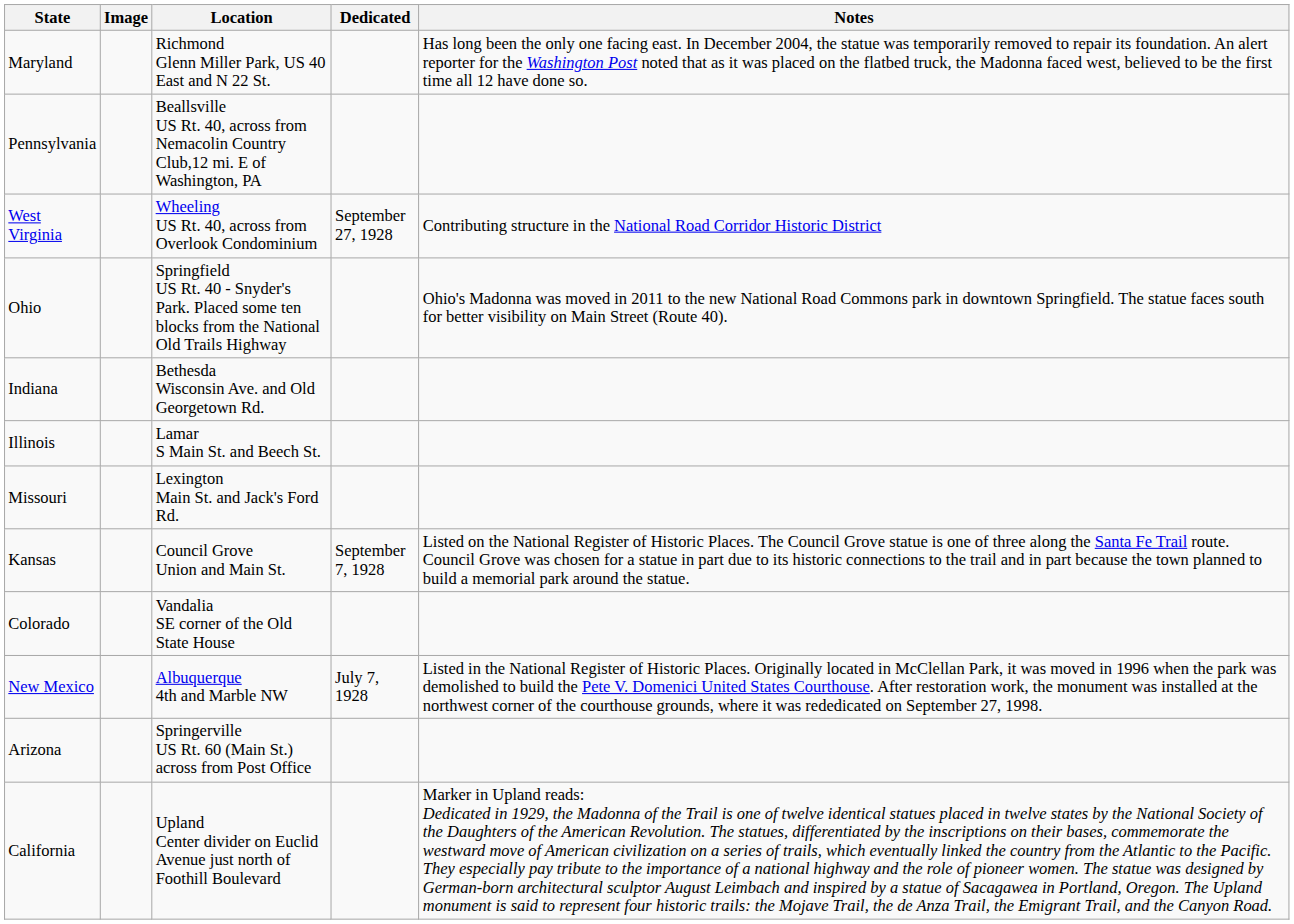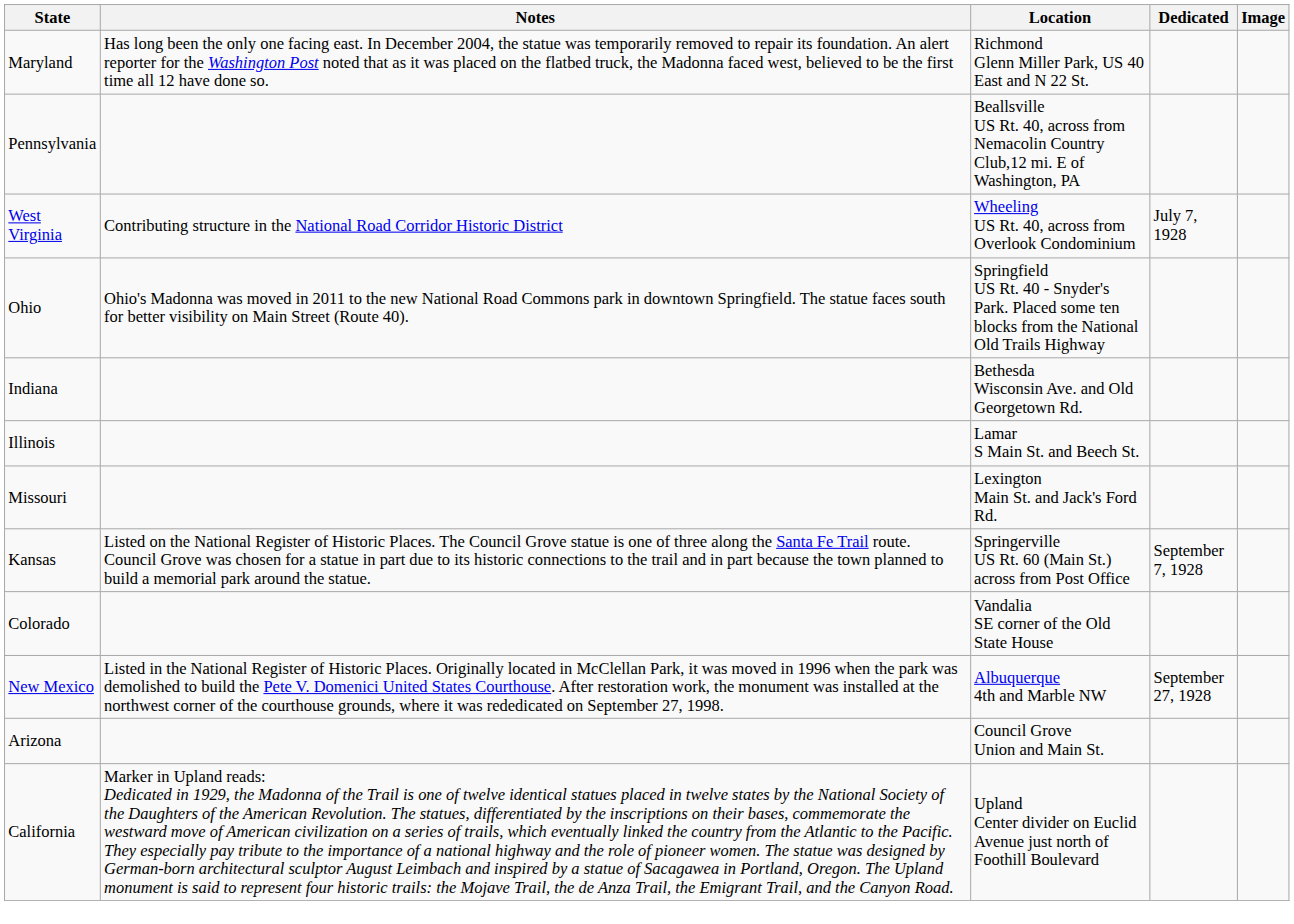columns swapped: (126, 17) <-> (854, 17)
(370, 225) September 27, 1928 -> (1175, 225) July 7, 1928
(221, 560) Council Grove Union and Main St. -> (1052, 560) Springerville US Rt. 60 (Main St.) across from Post Office
(357, 686) July 7, 1928 -> (1189, 686) September 27, 1928
(234, 750) Springerville US Rt. 60 (Main St.) across from Post Office -> (1039, 740) Council Grove Union and Main St.
